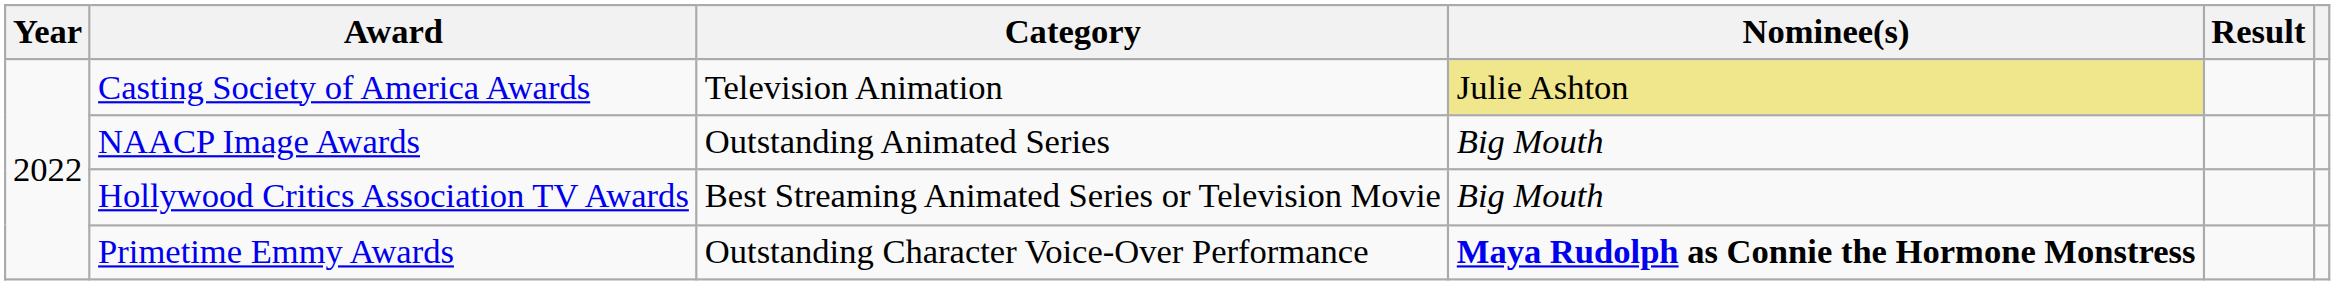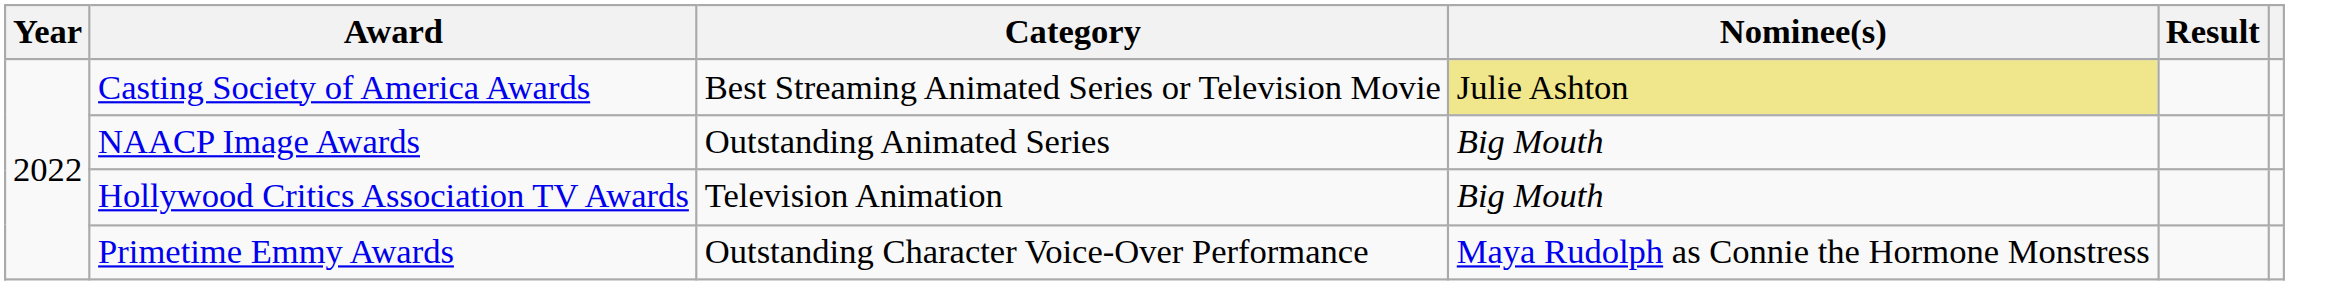(854, 86) Television Animation -> (1073, 86) Best Streaming Animated Series or Television Movie
(1073, 196) Best Streaming Animated Series or Television Movie -> (854, 196) Television Animation
(1826, 251) bold -> (1803, 251) normal
